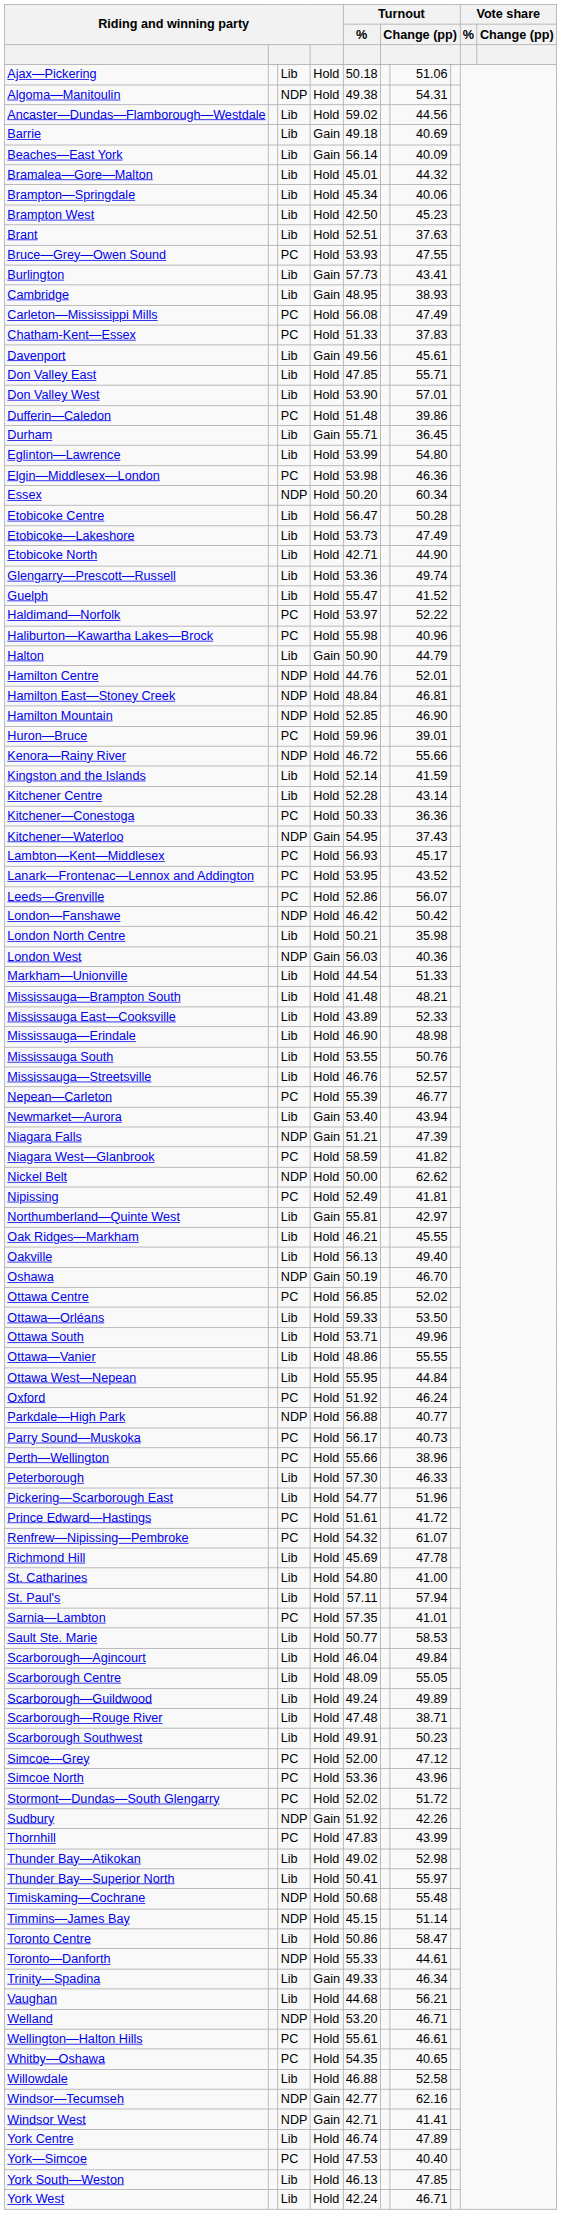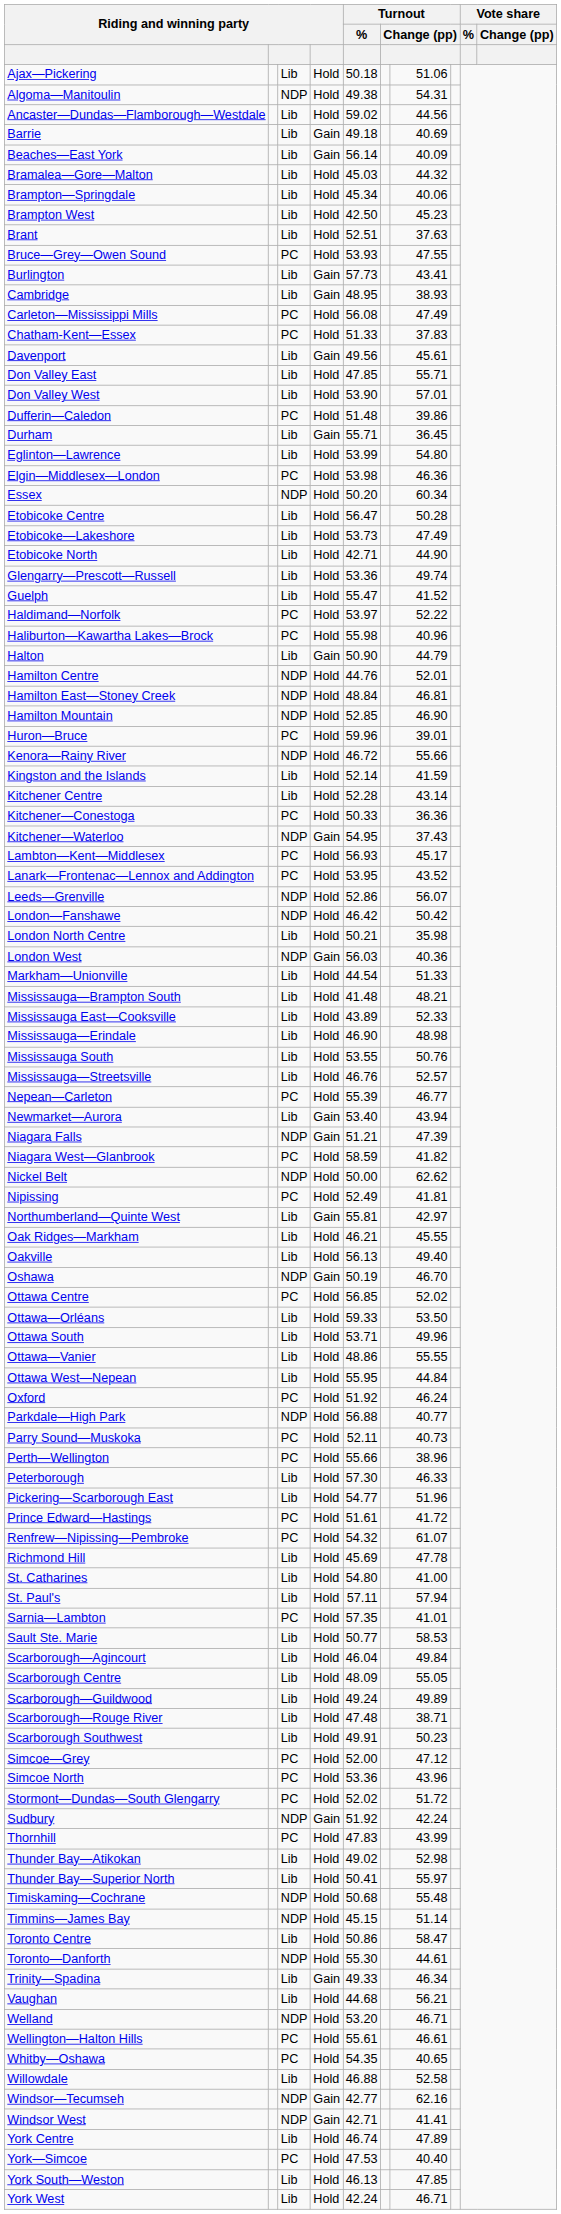(362, 174) 45.01 -> (362, 174) 45.03
(290, 896) PC -> (294, 896) NDP
(362, 1437) 56.17 -> (362, 1437) 52.11
(432, 1818) 42.26 -> (432, 1818) 42.24
(362, 1959) 55.33 -> (362, 1959) 55.30
